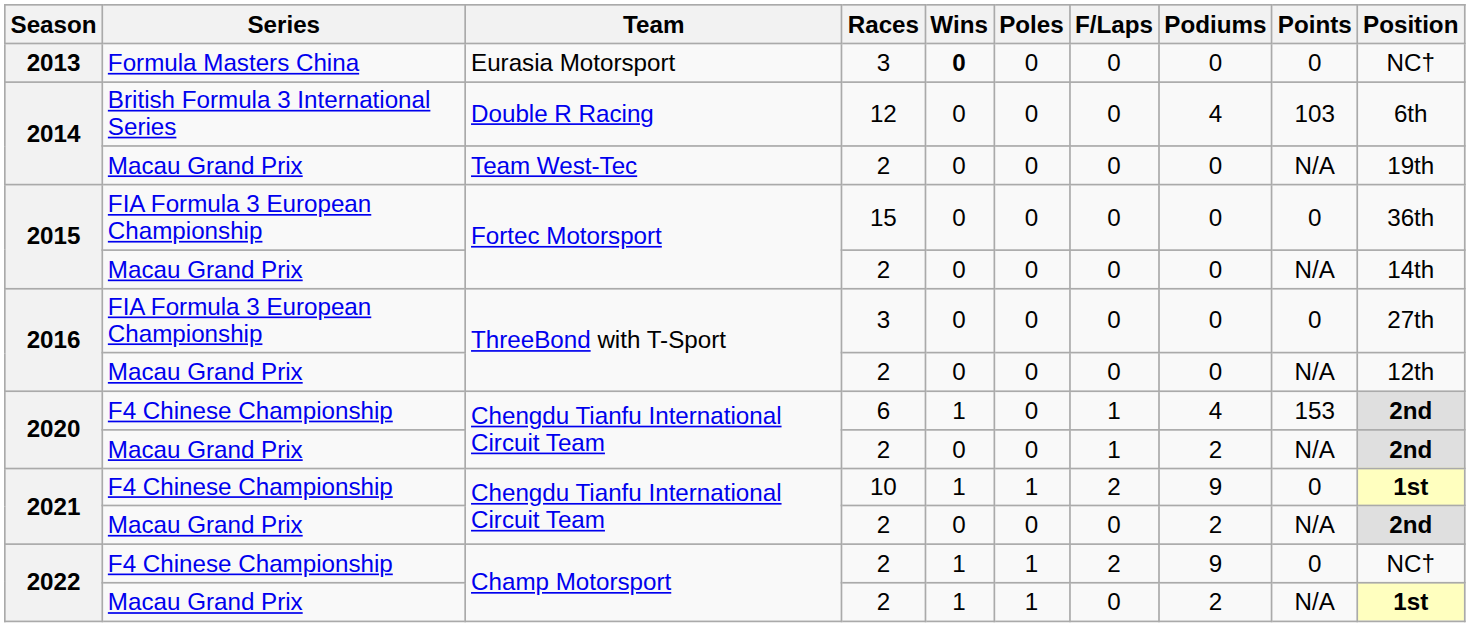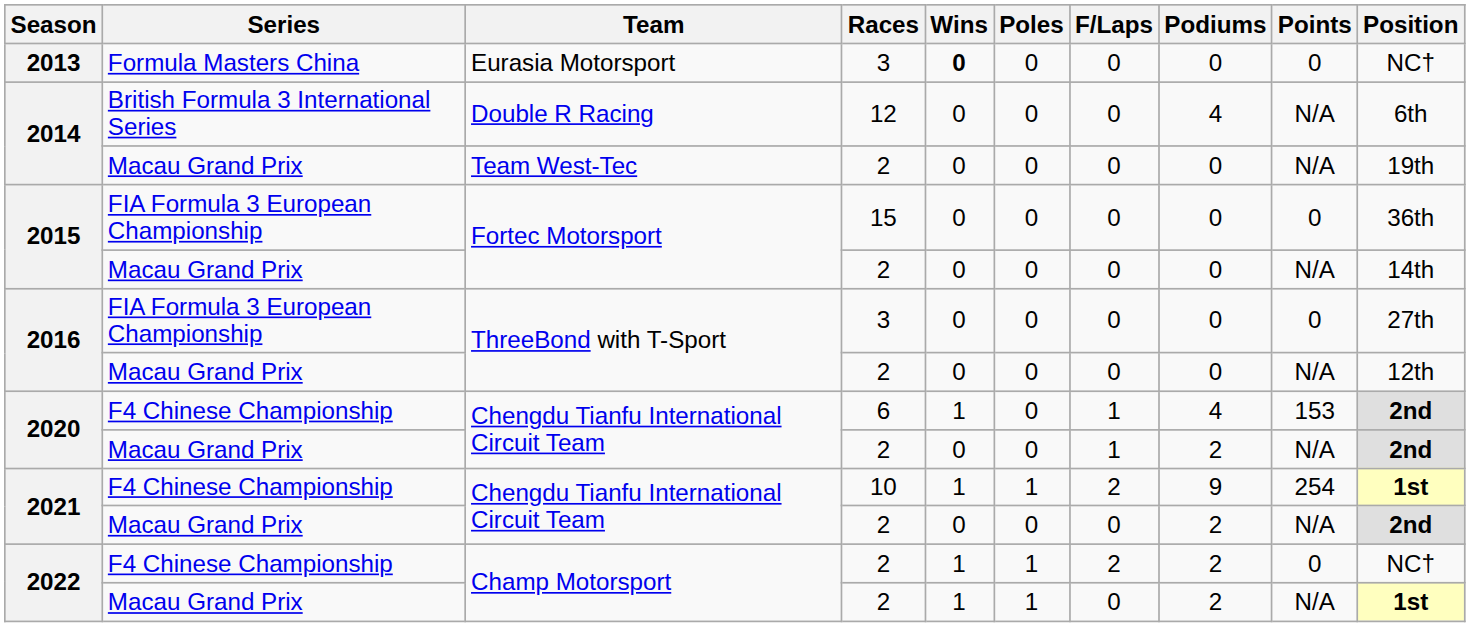(1315, 114) 103 -> (1315, 114) N/A
(1315, 487) 0 -> (1315, 487) 254
(1215, 564) 9 -> (1215, 564) 2
